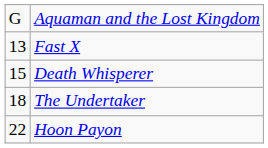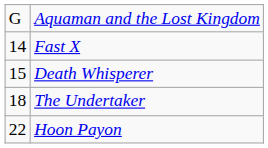(17, 45) 13 -> (17, 45) 14
